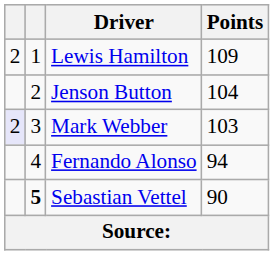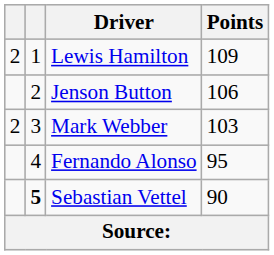(223, 91) 104 -> (223, 91) 106
(15, 126) lavender background -> (15, 126) no background
(217, 161) 94 -> (217, 161) 95
